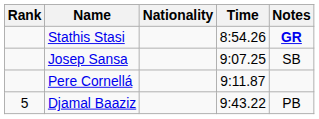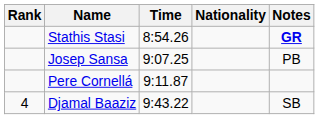columns swapped: (178, 16) <-> (243, 16)
(291, 59) SB -> (291, 59) PB
(25, 103) 5 -> (25, 103) 4
(291, 103) PB -> (291, 103) SB
